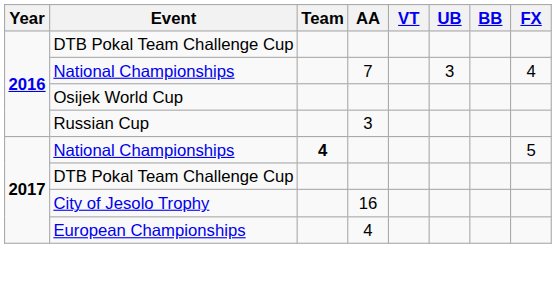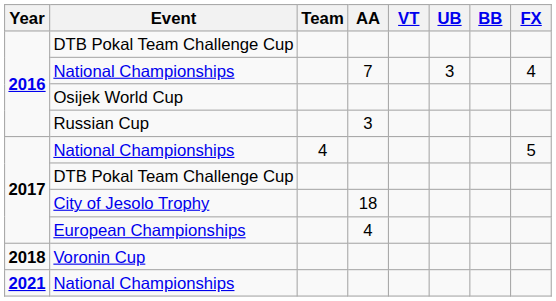(323, 150) bold -> (323, 150) normal
(368, 203) 16 -> (368, 203) 18
+ row: (27, 256)
+ row: (27, 283)
